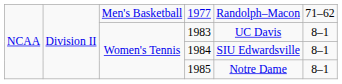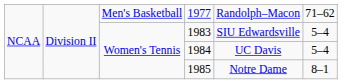(258, 32) UC Davis -> (258, 32) SIU Edwardsville
(320, 32) 8–1 -> (320, 32) 5–4
(258, 50) SIU Edwardsville -> (258, 50) UC Davis
(320, 50) 8–1 -> (320, 50) 5–4
